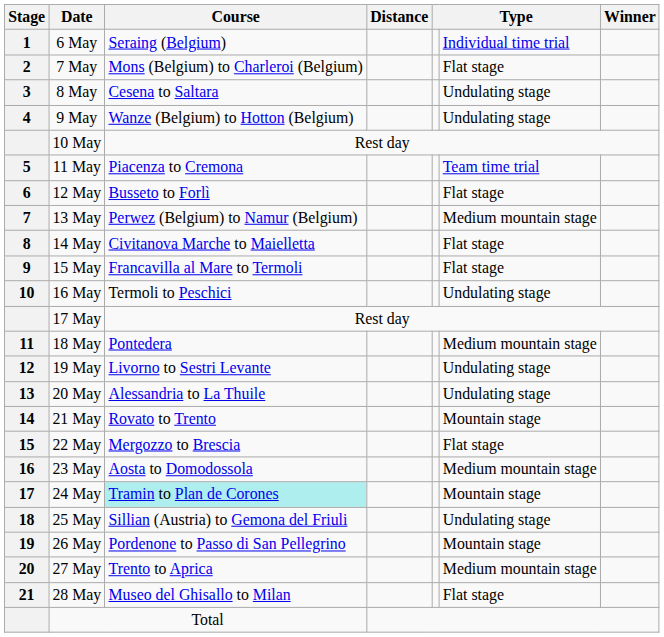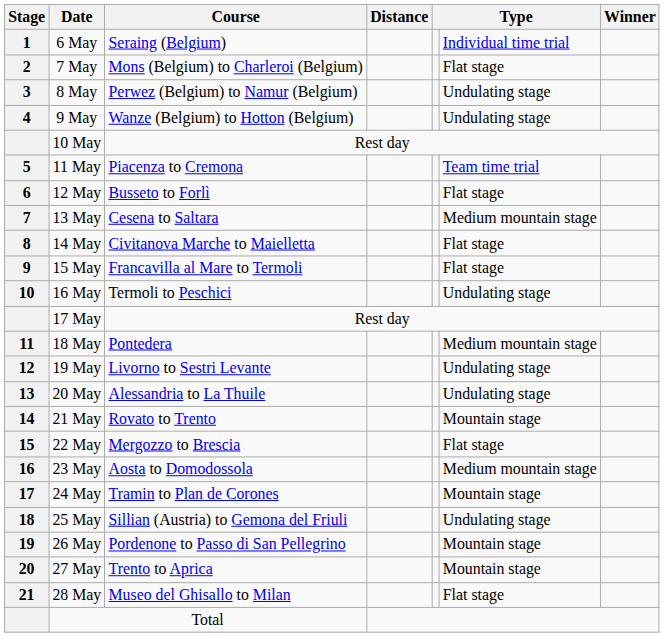(164, 92) Cesena to Saltara -> (233, 92) Perwez (Belgium) to Namur (Belgium)
(233, 218) Perwez (Belgium) to Namur (Belgium) -> (164, 218) Cesena to Saltara
(194, 494) paleturquoise background -> (194, 494) no background
(520, 569) Medium mountain stage -> (492, 569) Mountain stage
